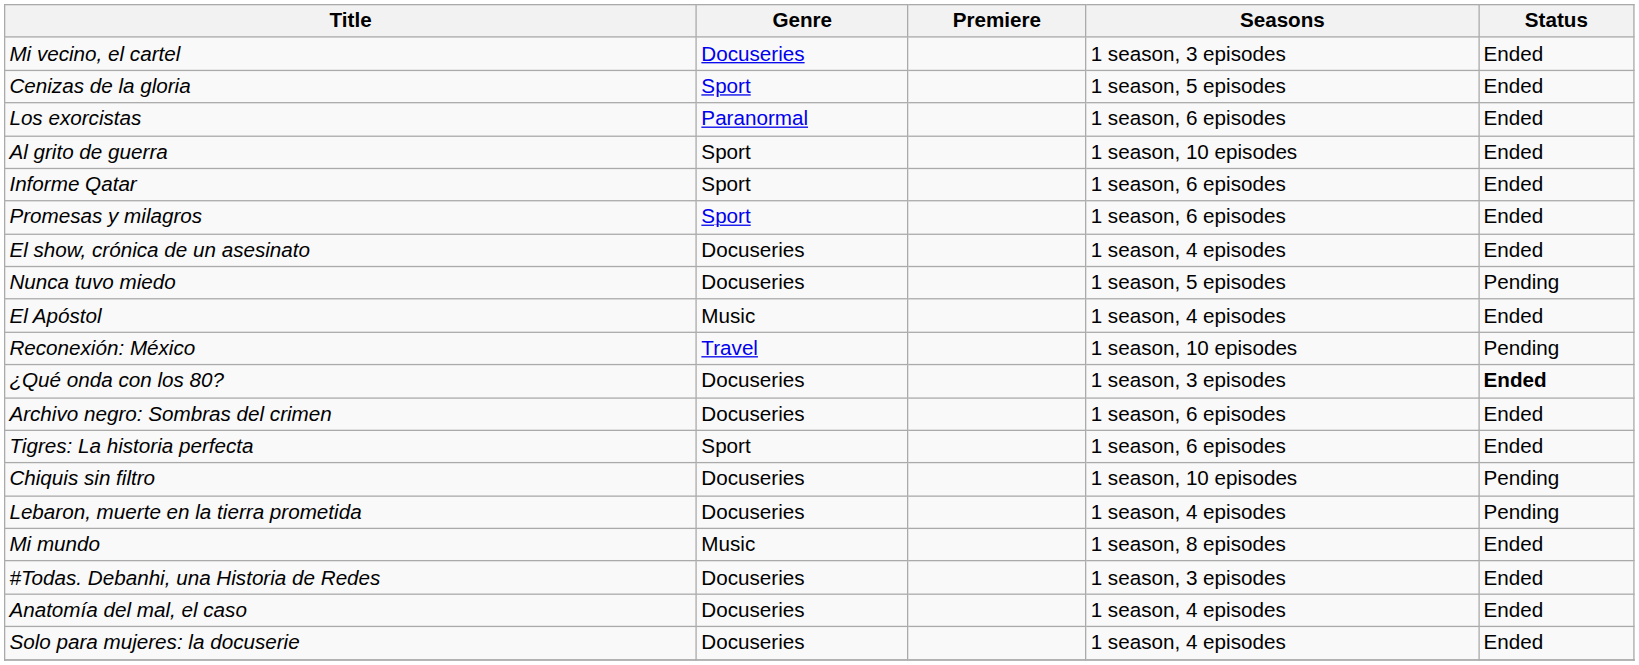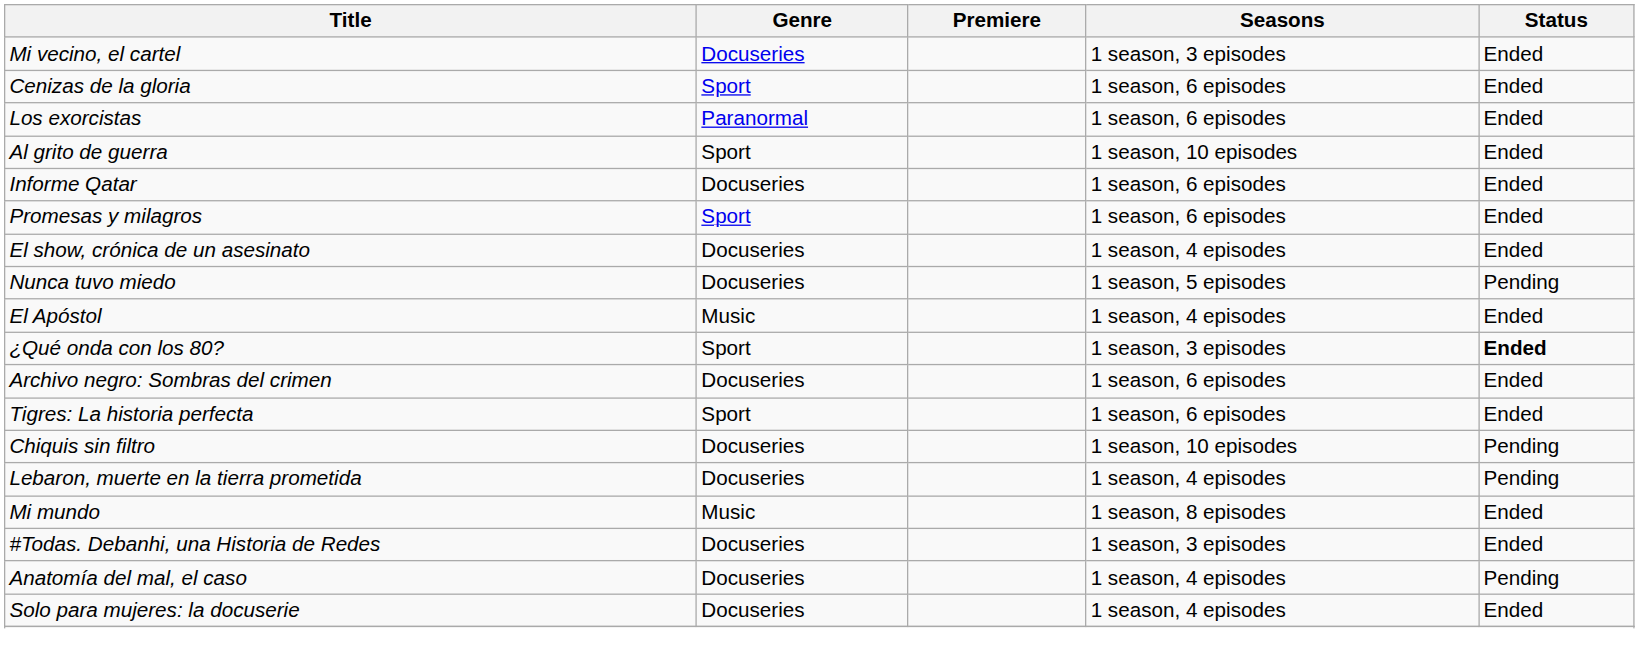(1188, 86) 1 season, 5 episodes -> (1188, 86) 1 season, 6 episodes
(726, 184) Sport -> (753, 184) Docuseries
- row: (102, 348)
(753, 380) Docuseries -> (726, 348) Sport
(1513, 610) Ended -> (1521, 577) Pending
